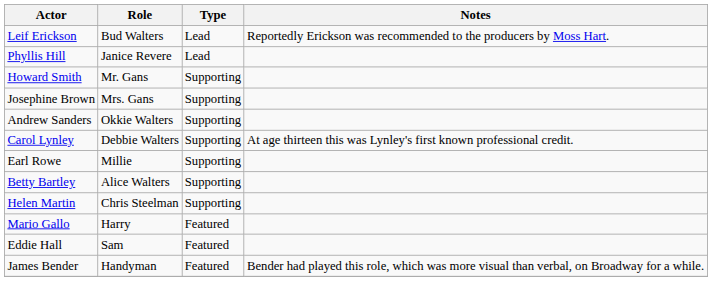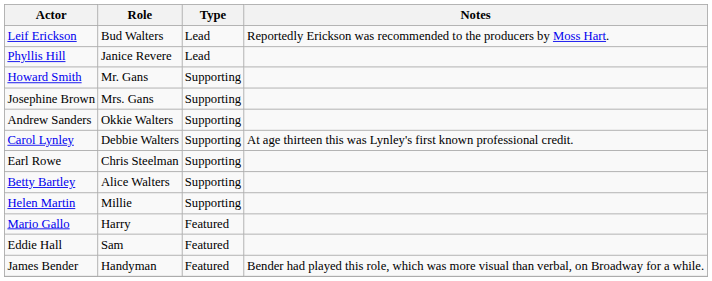(116, 161) Millie -> (140, 161) Chris Steelman
(140, 203) Chris Steelman -> (116, 203) Millie
